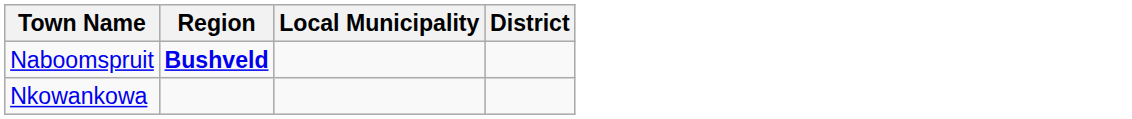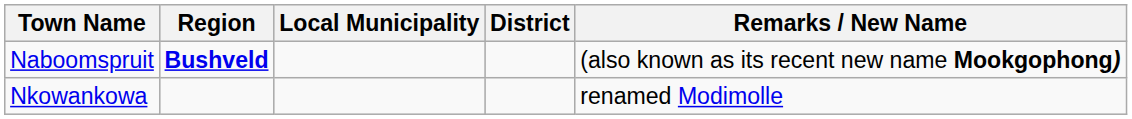+ column: (850, 23)
